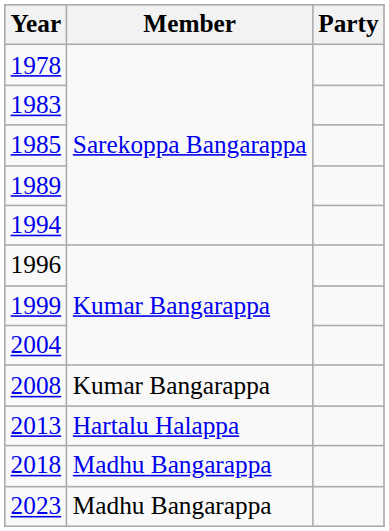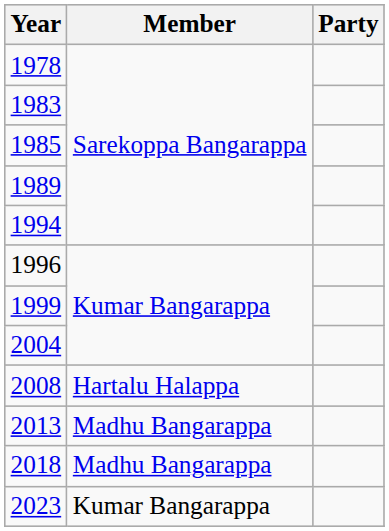(171, 385) Kumar Bangarappa -> (156, 385) Hartalu Halappa
(156, 425) Hartalu Halappa -> (172, 425) Madhu Bangarappa
(172, 505) Madhu Bangarappa -> (171, 505) Kumar Bangarappa
